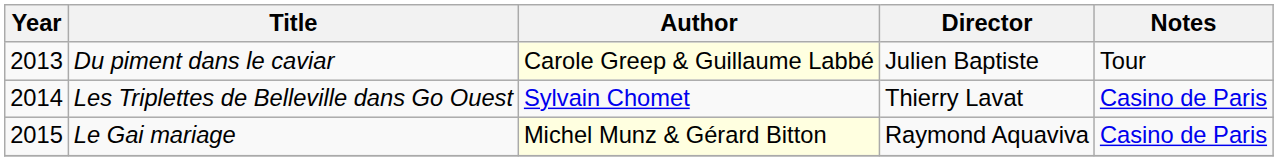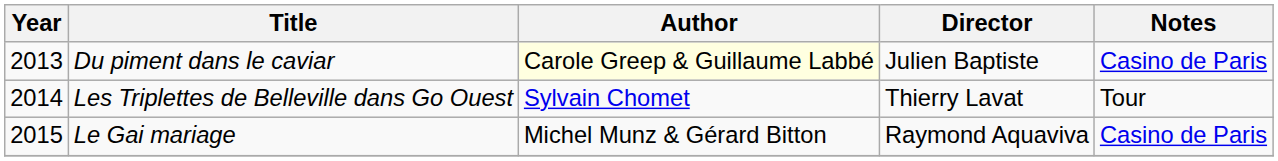(1123, 60) Tour -> (1183, 60) Casino de Paris
(1183, 98) Casino de Paris -> (1123, 98) Tour
(675, 135) lightyellow background -> (675, 135) no background
